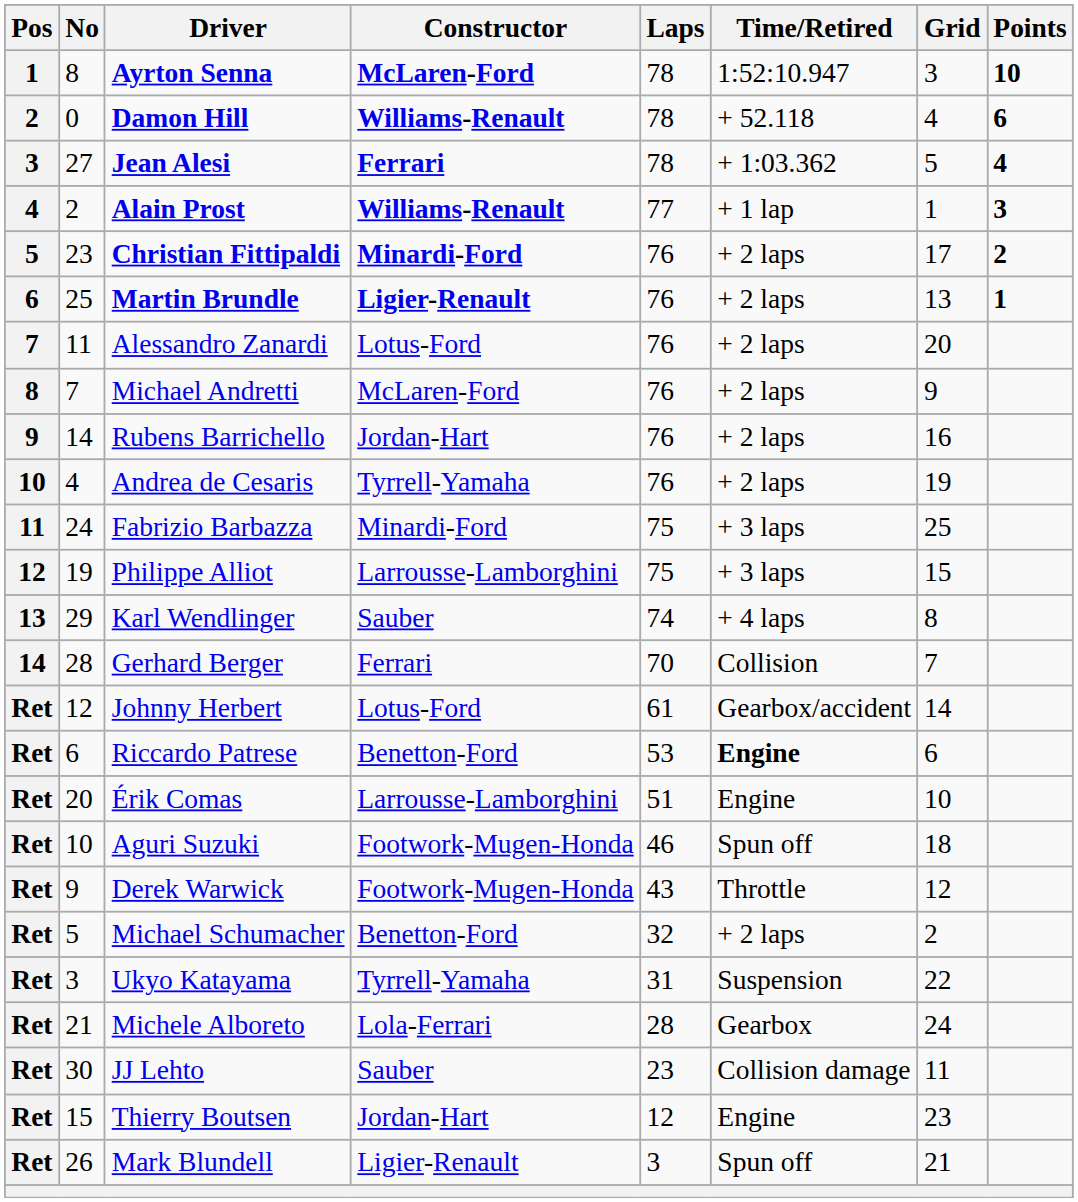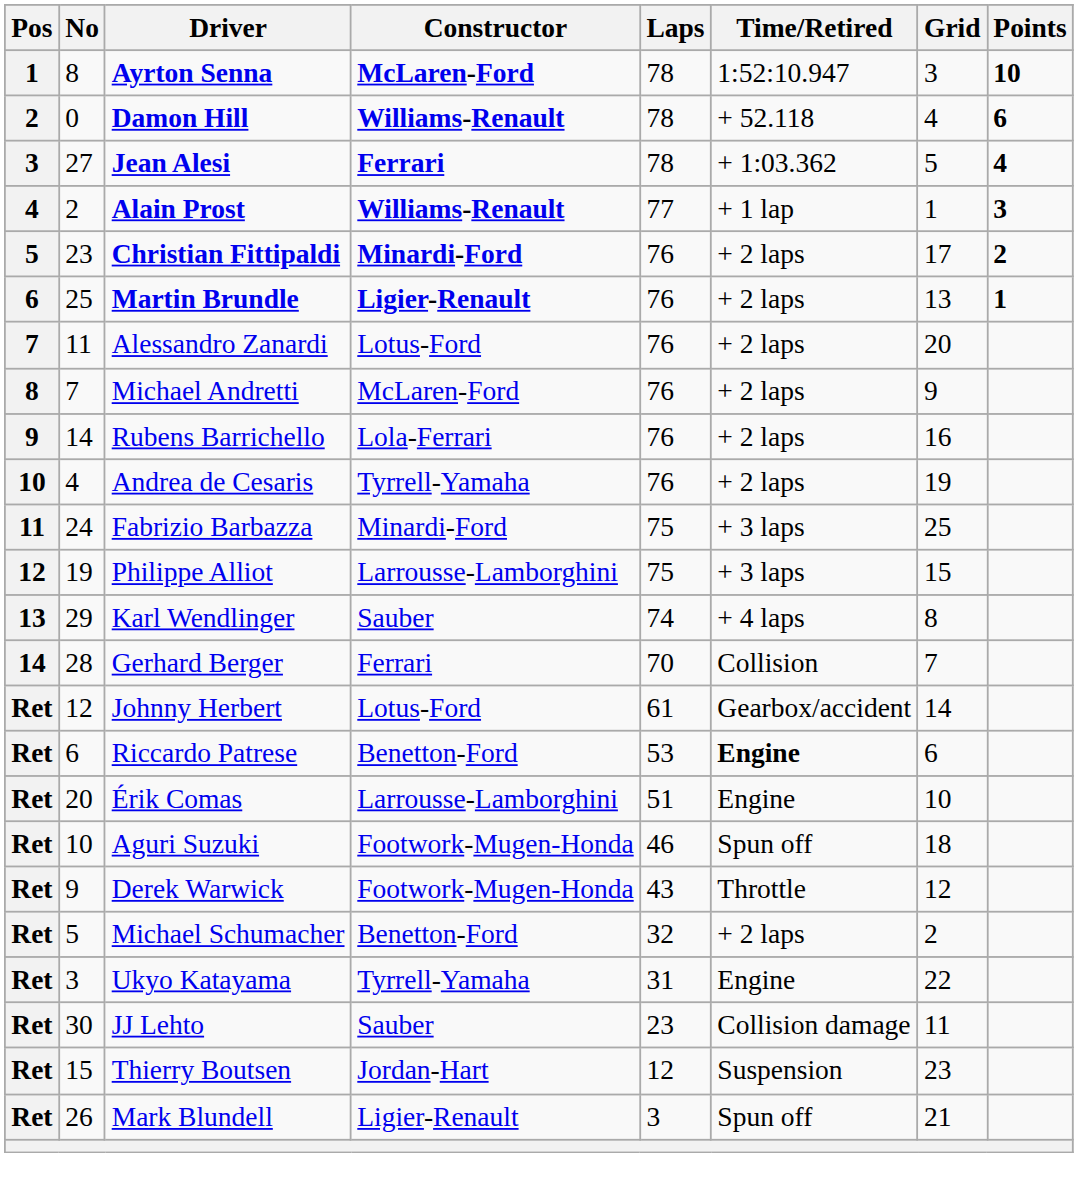(423, 435) Jordan-Hart -> (424, 435) Lola-Ferrari
(780, 979) Suspension -> (756, 979) Engine
- row: (208, 1025)
(756, 1116) Engine -> (780, 1070) Suspension
